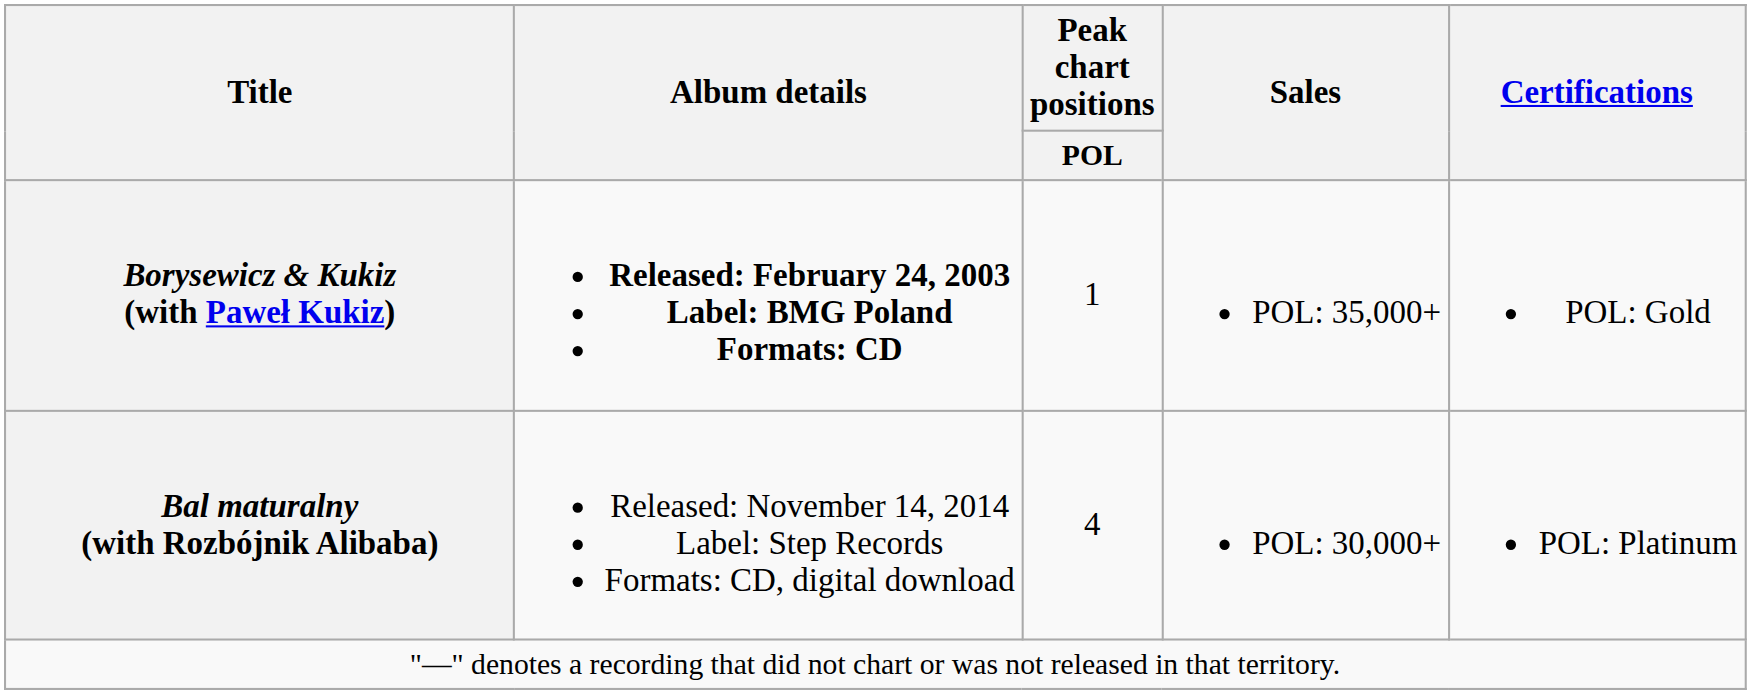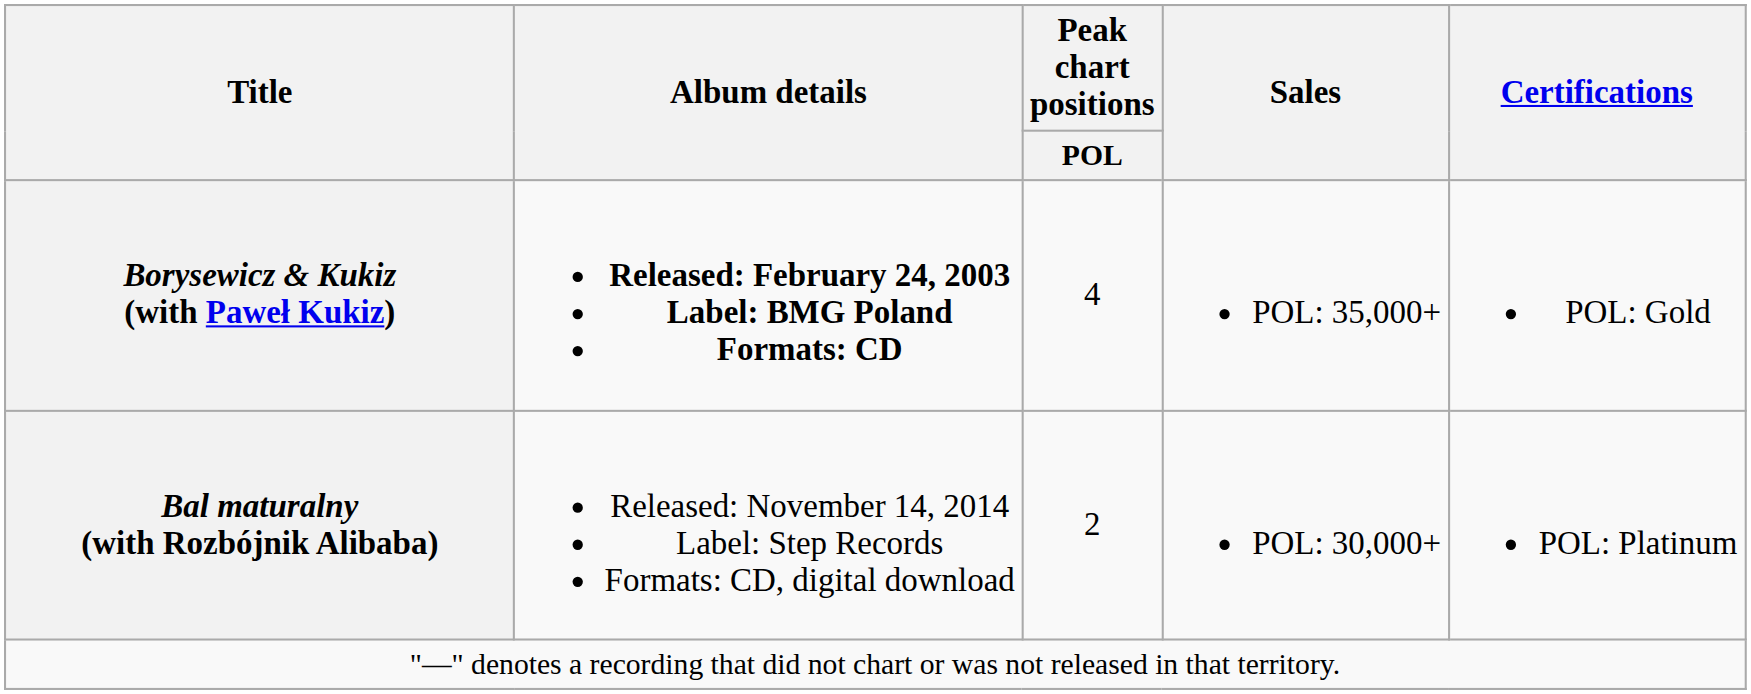(1092, 294) 1 -> (1092, 294) 4
(1092, 524) 4 -> (1092, 524) 2
